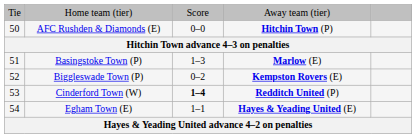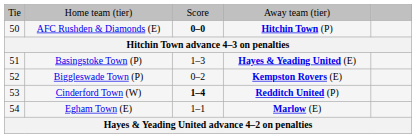(198, 29) normal -> (198, 29) bold
(297, 61) Marlow (E) -> (297, 61) Hayes & Yeading United (E)
(297, 109) Hayes & Yeading United (E) -> (297, 109) Marlow (E)
